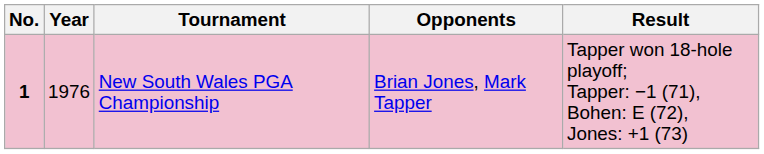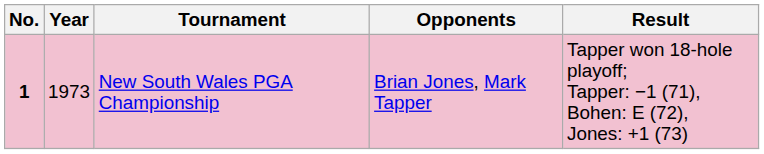(69, 92) 1976 -> (69, 92) 1973
